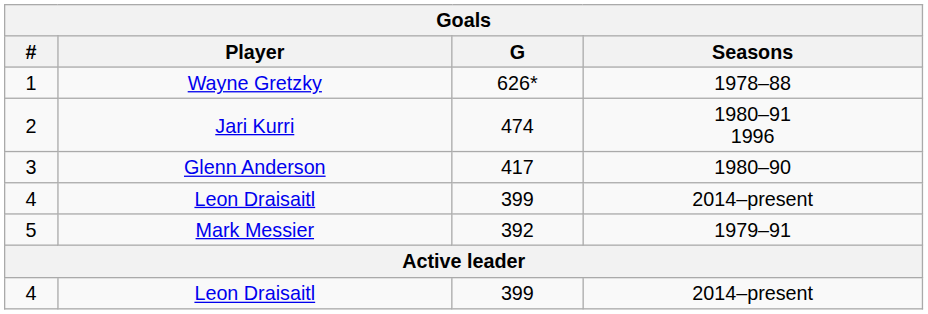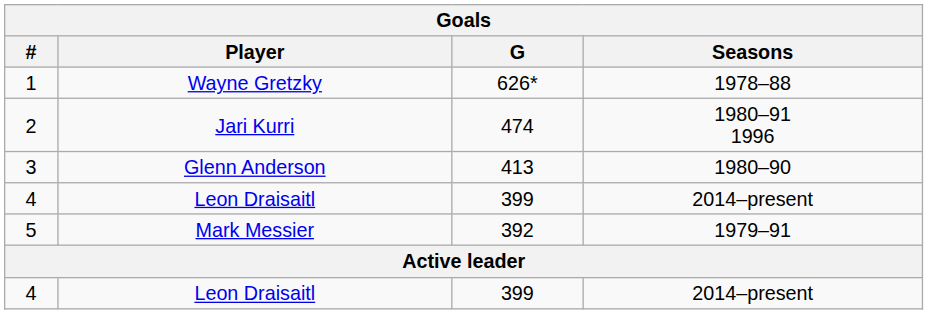(517, 168) 417 -> (517, 168) 413
